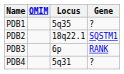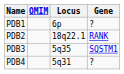(61, 24) 5q35 -> (57, 24) 6p
(103, 37) SQSTM1 -> (99, 37) RANK
(57, 50) 6p -> (61, 50) 5q35
(99, 50) RANK -> (103, 50) SQSTM1
